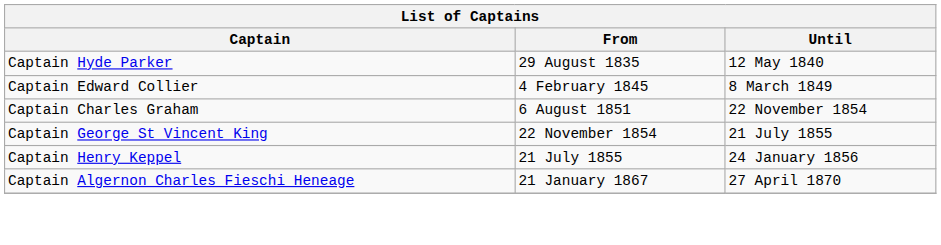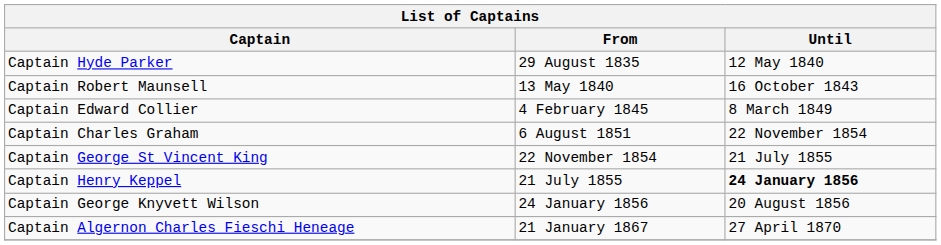+ row: (108, 87)
(794, 157) normal -> (794, 181) bold
+ row: (134, 204)
